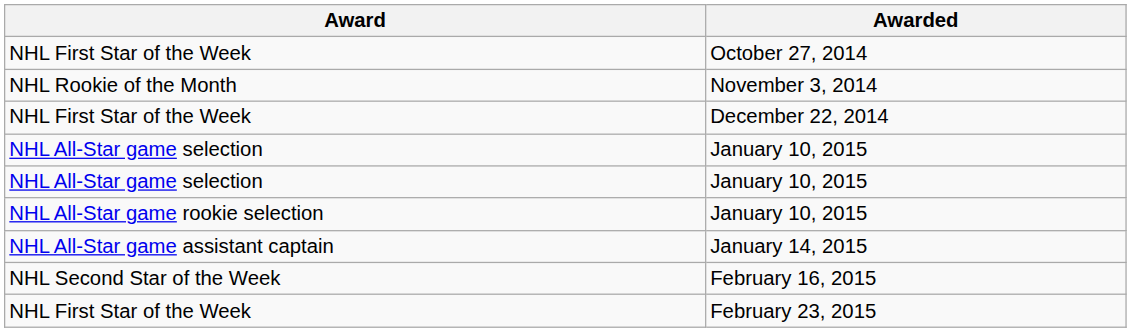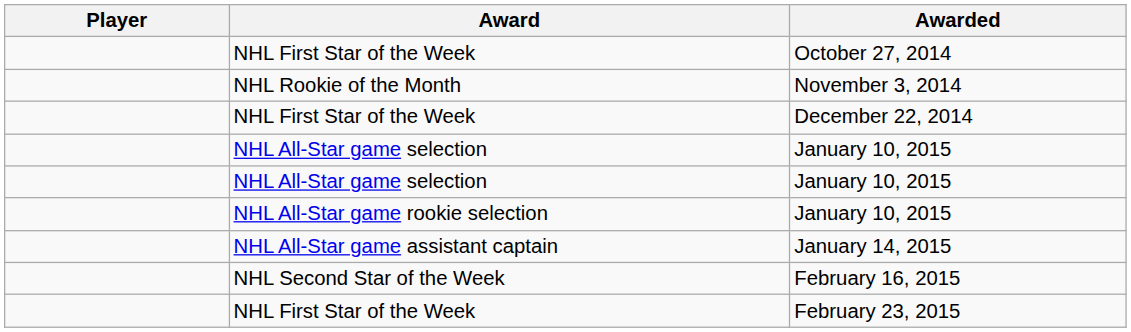+ column: (117, 20)
